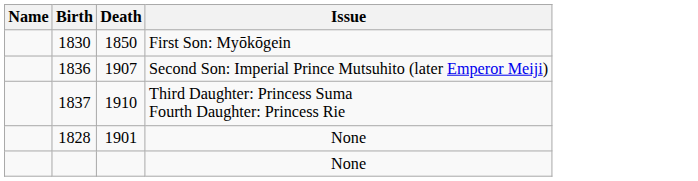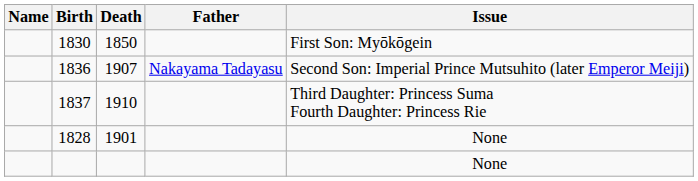+ column: (216, 17)
